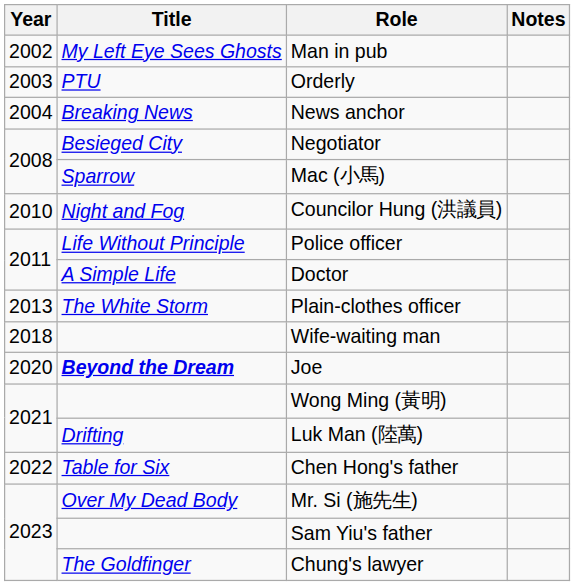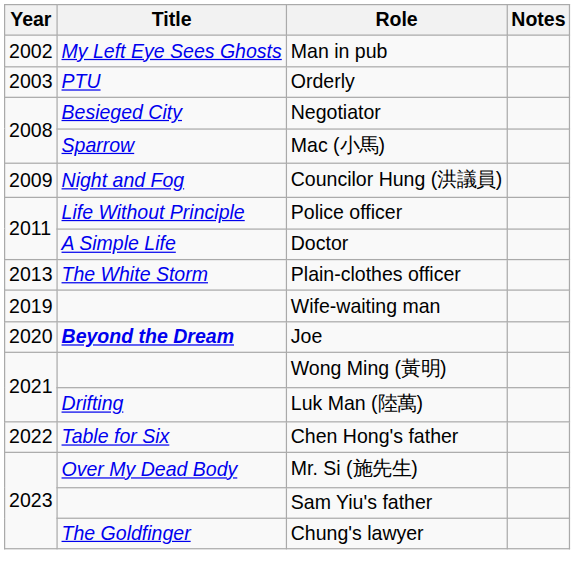- row: (348, 112)
(31, 211) 2010 -> (31, 180) 2009
(31, 336) 2018 -> (31, 305) 2019
